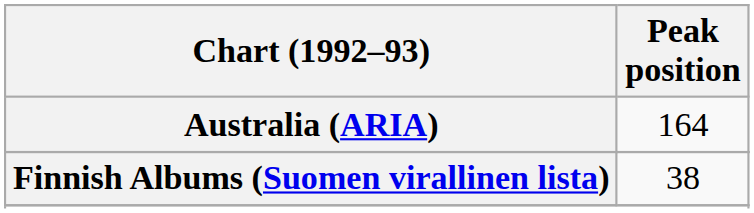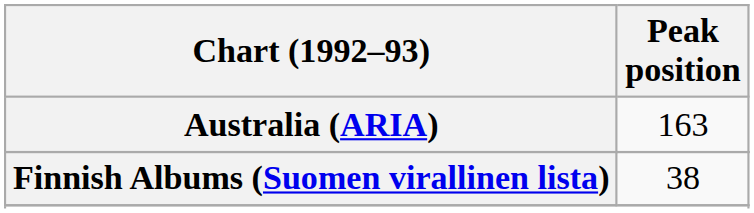(683, 123) 164 -> (683, 123) 163
